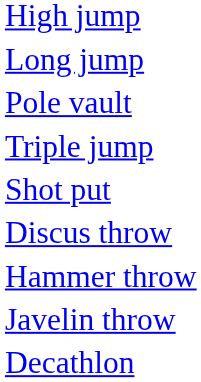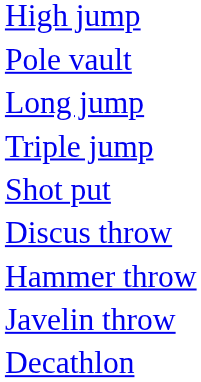rows swapped: (68, 102) <-> (75, 59)
